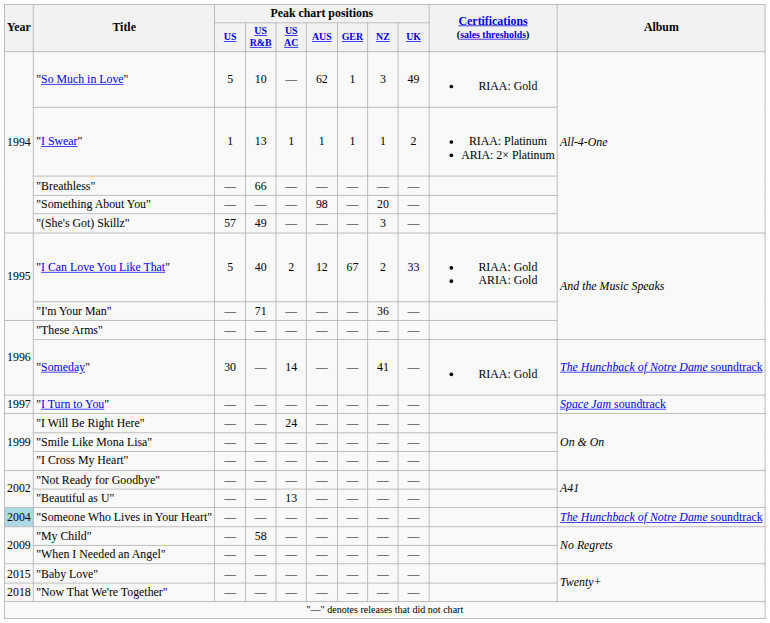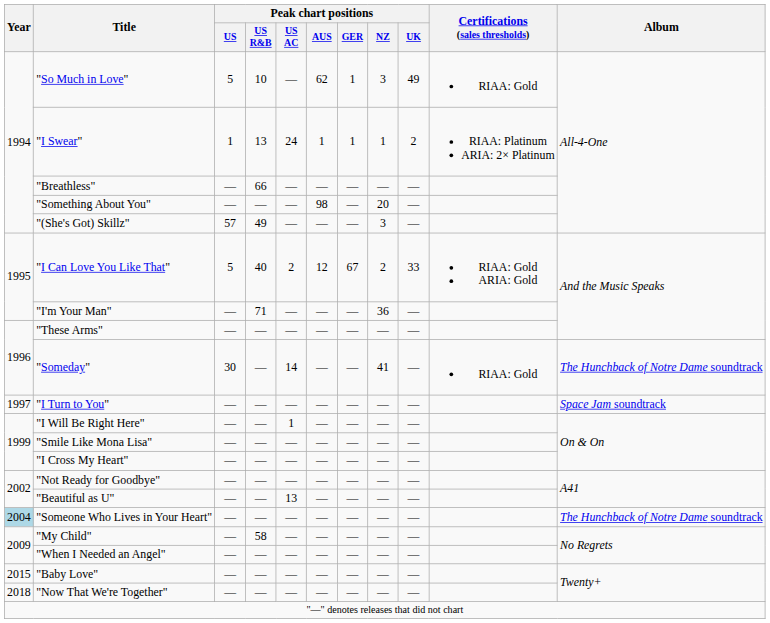(291, 141) 1 -> (291, 141) 24
(291, 423) 24 -> (291, 423) 1
